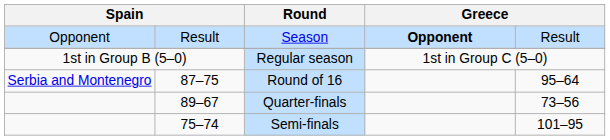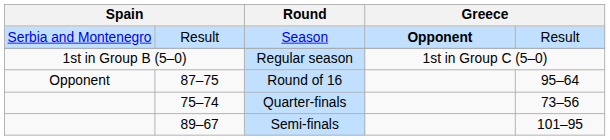(80, 37) Opponent -> (80, 37) Serbia and Montenegro
(80, 80) Serbia and Montenegro -> (80, 80) Opponent
(200, 102) 89–67 -> (200, 102) 75–74
(200, 124) 75–74 -> (200, 124) 89–67
